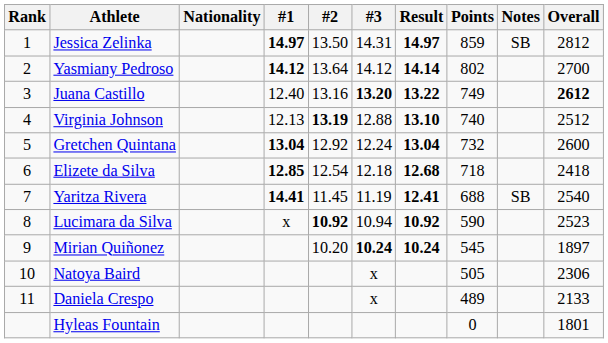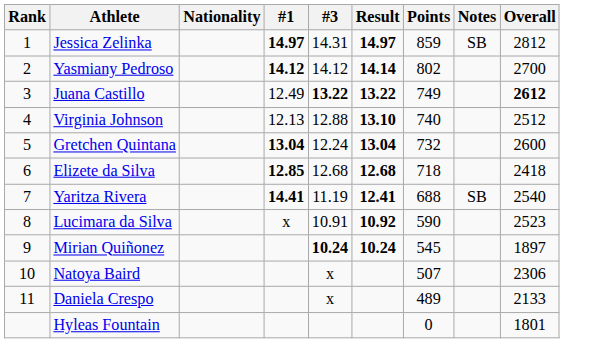- column: (330, 17)
(286, 94) 12.40 -> (286, 94) 12.49
(374, 94) 13.20 -> (330, 94) 13.22
(374, 171) 12.18 -> (330, 171) 12.68
(374, 222) 10.94 -> (330, 222) 10.91
(472, 273) 505 -> (429, 273) 507
